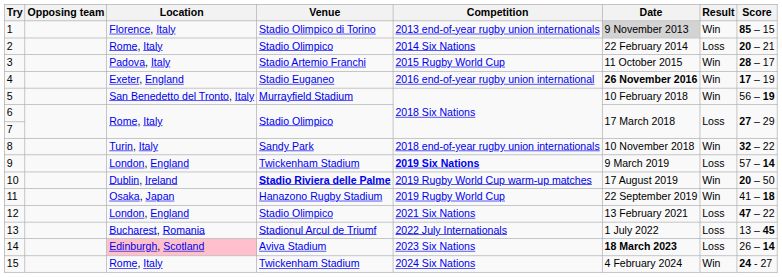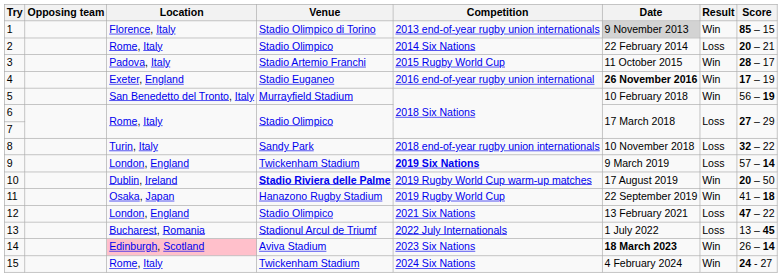(711, 146) Win -> (713, 146) Loss
(713, 247) Loss -> (711, 247) Win
